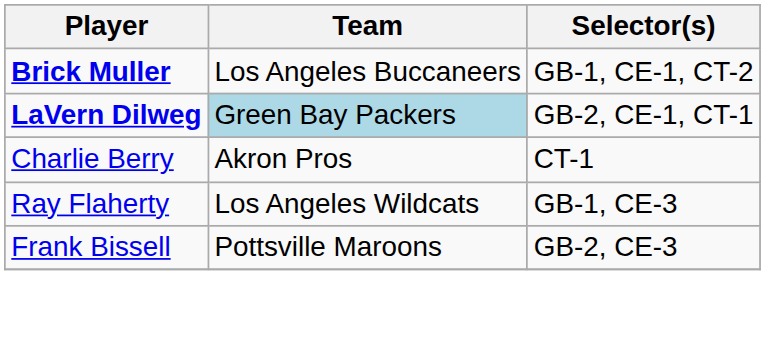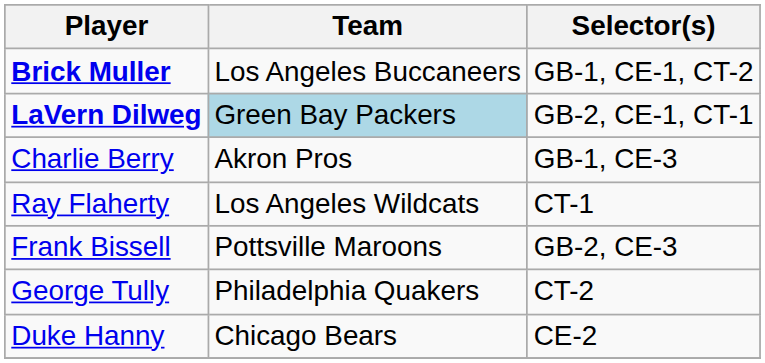(564, 159) CT-1 -> (606, 159) GB-1, CE-3
(606, 203) GB-1, CE-3 -> (564, 203) CT-1
+ row: (90, 291)
+ row: (88, 335)
